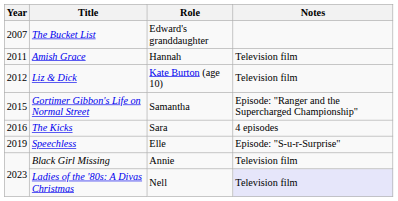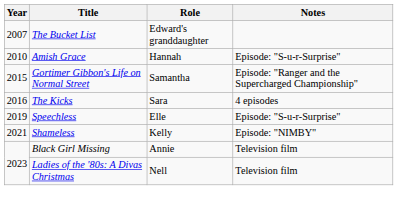(17, 56) 2011 -> (17, 56) 2010
(266, 56) Television film -> (288, 56) Episode: "S-u-r-Surprise"
- row: (54, 78)
+ row: (53, 133)
(266, 182) lavender background -> (266, 171) no background
